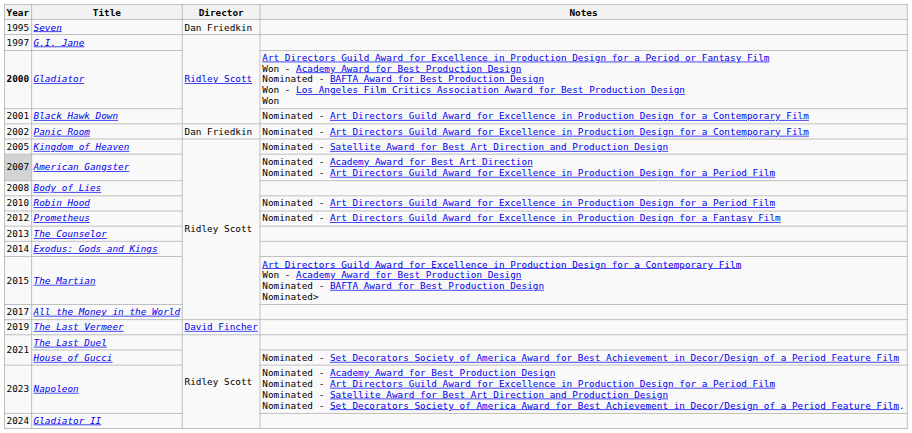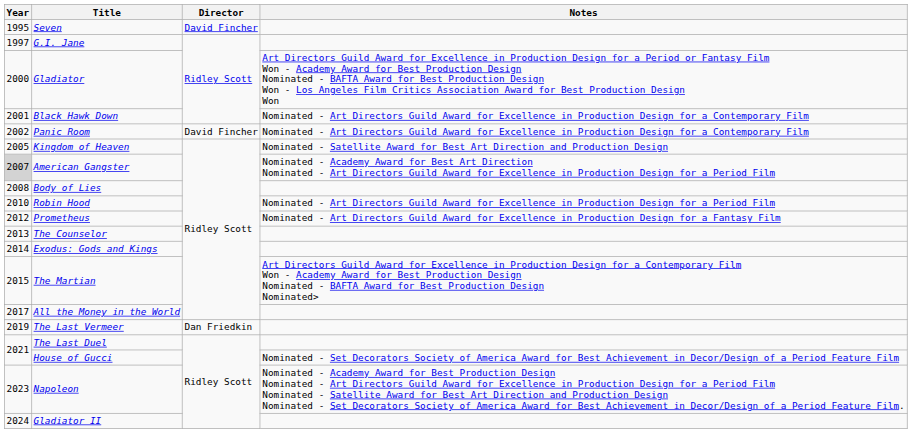(218, 27) Dan Friedkin -> (221, 27) David Fincher
(18, 79) bold -> (18, 79) normal
(218, 131) Dan Friedkin -> (221, 131) David Fincher
(221, 327) David Fincher -> (218, 327) Dan Friedkin
